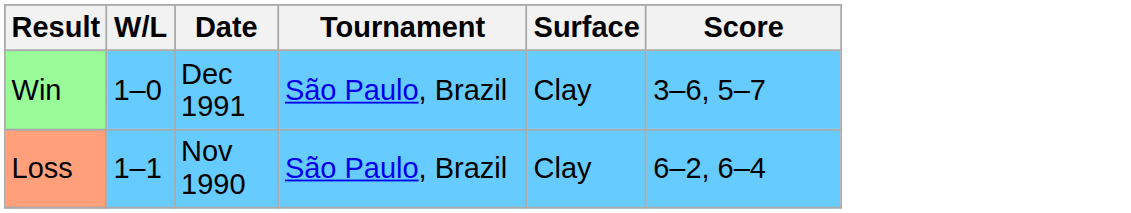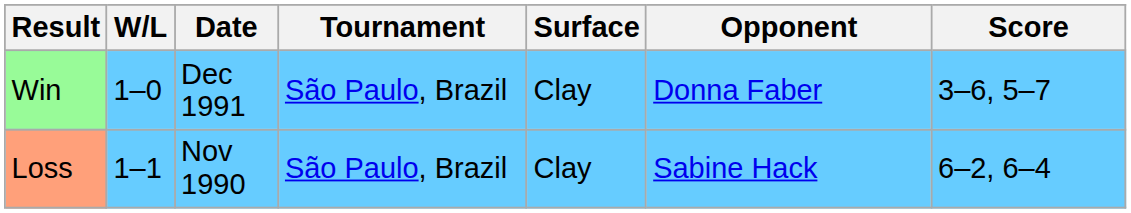+ column: (789, 27)
